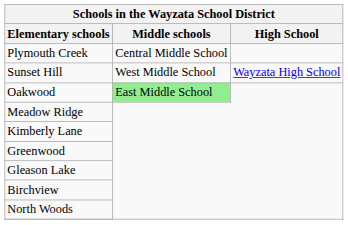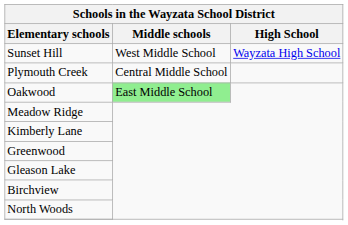rows swapped: (35, 72) <-> (48, 53)
